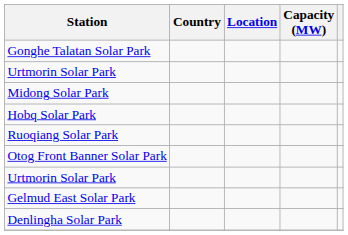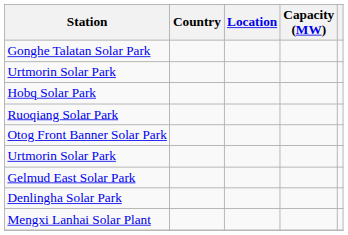- row: (58, 93)
+ row: (79, 219)
